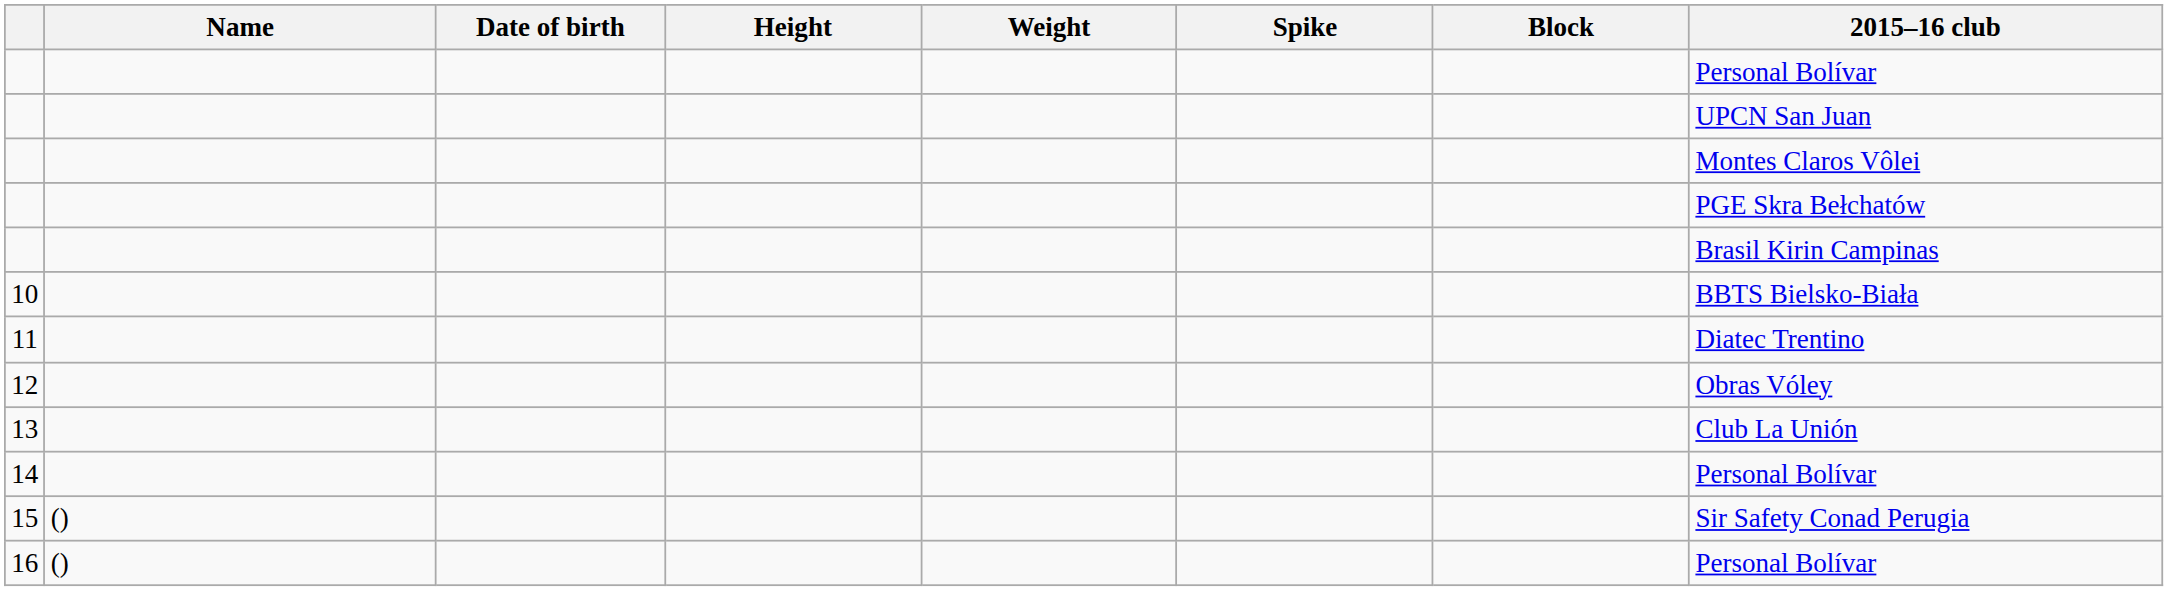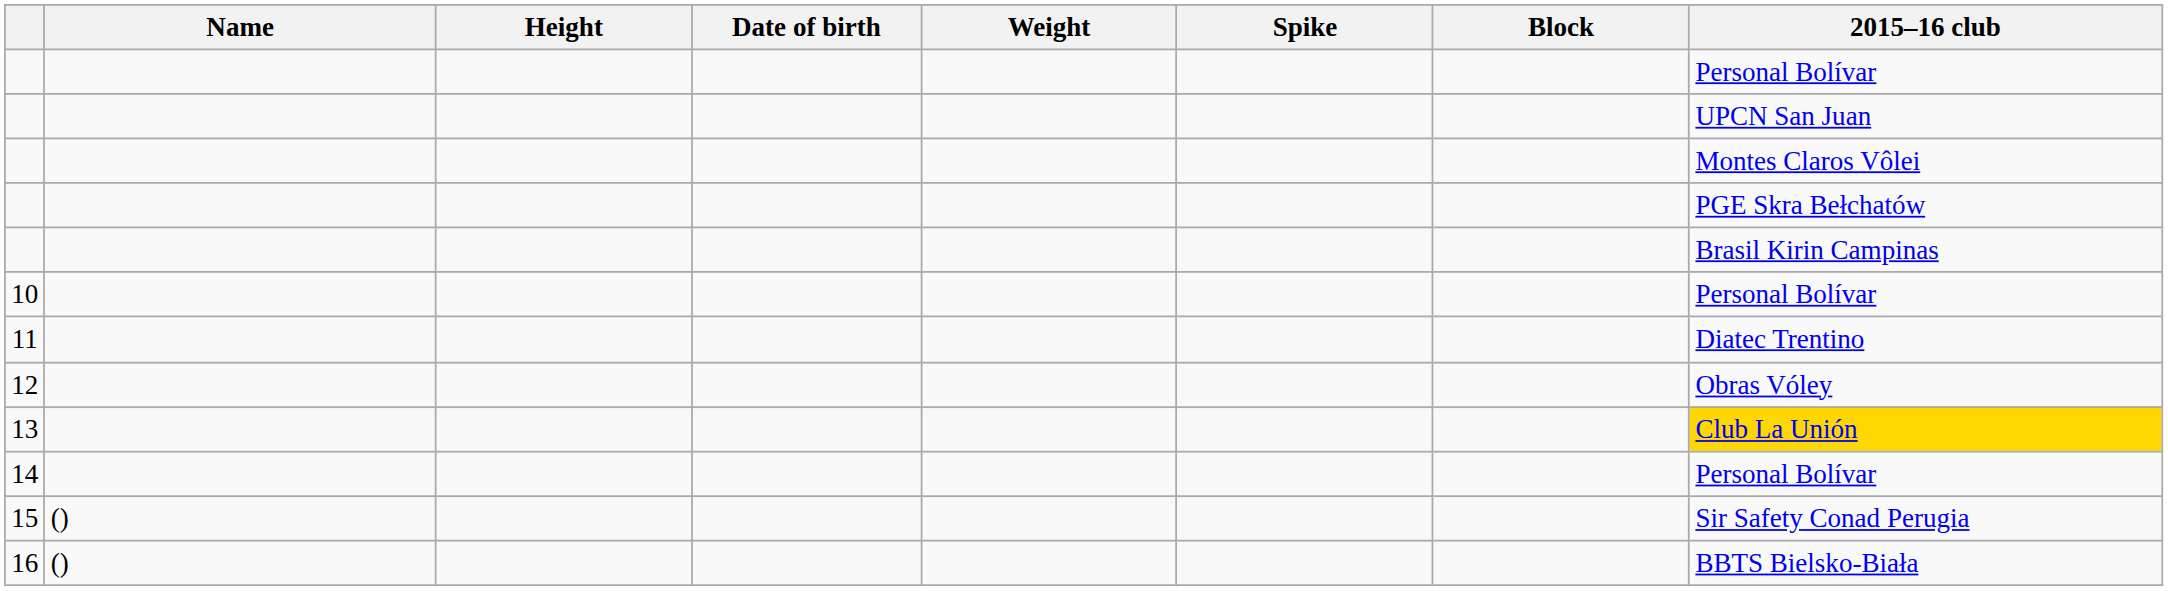columns swapped: (550, 26) <-> (793, 26)
(1807, 294) BBTS Bielsko-Biała -> (1786, 294) Personal Bolívar
(1777, 428) no background -> (1777, 428) gold background
(1786, 562) Personal Bolívar -> (1807, 562) BBTS Bielsko-Biała
